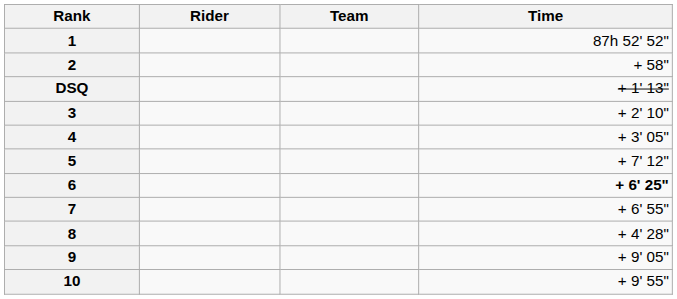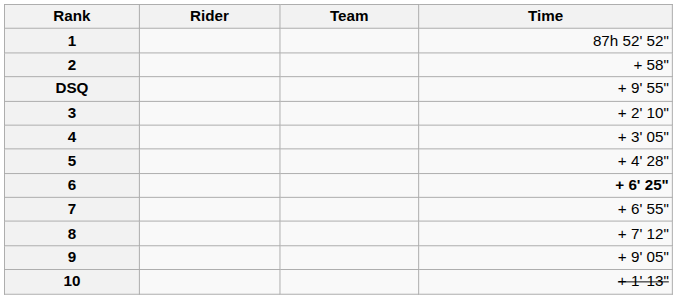(643, 88) + 1' 13" -> (643, 88) + 9' 55"
(643, 161) + 7' 12" -> (643, 161) + 4' 28"
(643, 233) + 4' 28" -> (643, 233) + 7' 12"
(643, 281) + 9' 55" -> (643, 281) + 1' 13"
